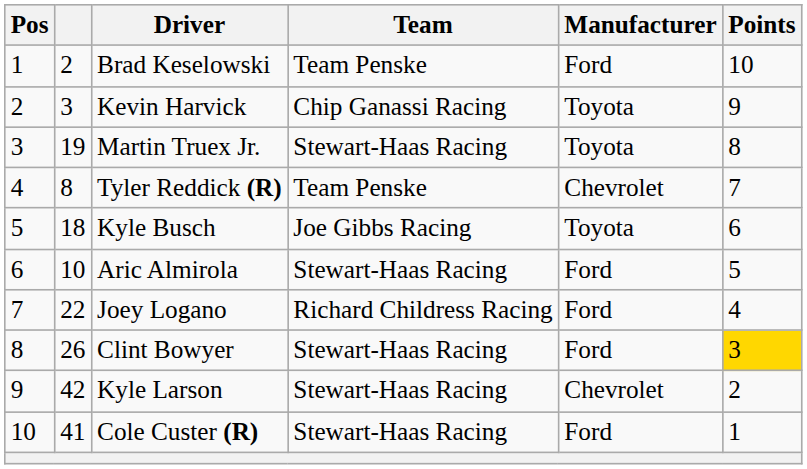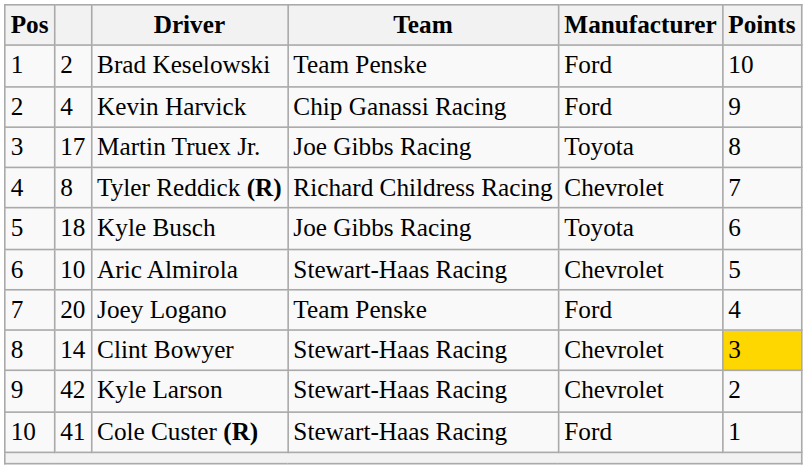(66, 105) 3 -> (66, 105) 4
(599, 105) Toyota -> (588, 105) Ford
(73, 146) 19 -> (73, 146) 17
(400, 146) Stewart-Haas Racing -> (382, 146) Joe Gibbs Racing
(360, 187) Team Penske -> (423, 187) Richard Childress Racing
(588, 268) Ford -> (614, 268) Chevrolet
(73, 309) 22 -> (73, 309) 20
(423, 309) Richard Childress Racing -> (360, 309) Team Penske
(73, 349) 26 -> (73, 349) 14
(588, 349) Ford -> (614, 349) Chevrolet
